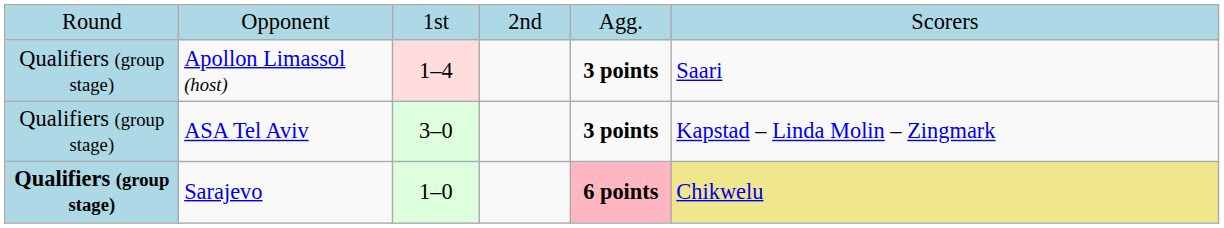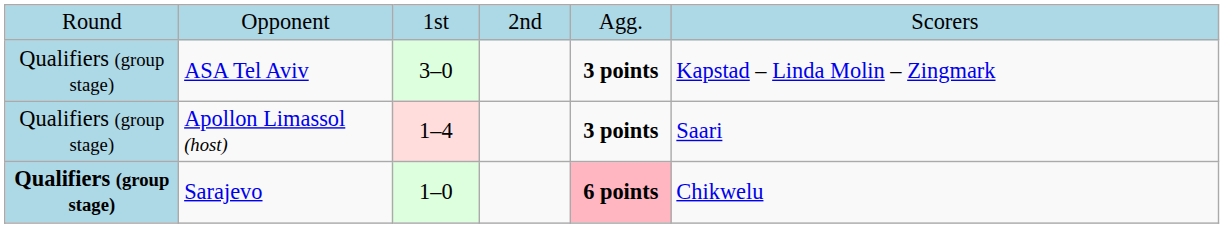rows swapped: (246, 131) <-> (265, 70)
(720, 191) khaki background -> (720, 191) no background
